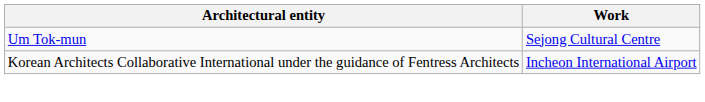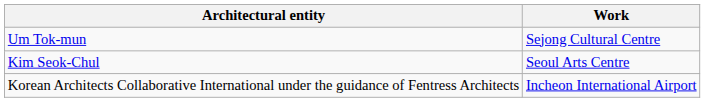+ row: (54, 62)
